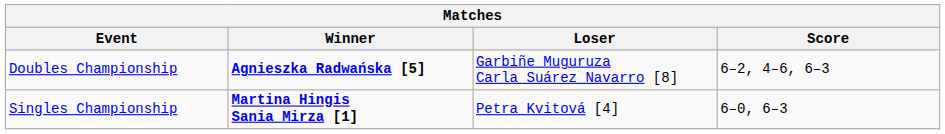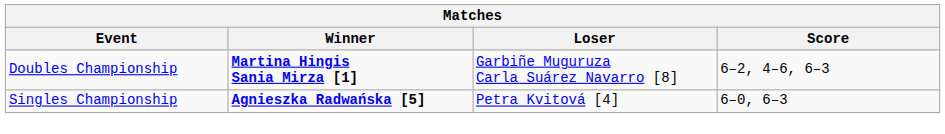(329, 70) Agnieszka Radwańska [5] -> (295, 70) Martina Hingis Sania Mirza [1]
(295, 109) Martina Hingis Sania Mirza [1] -> (329, 101) Agnieszka Radwańska [5]
